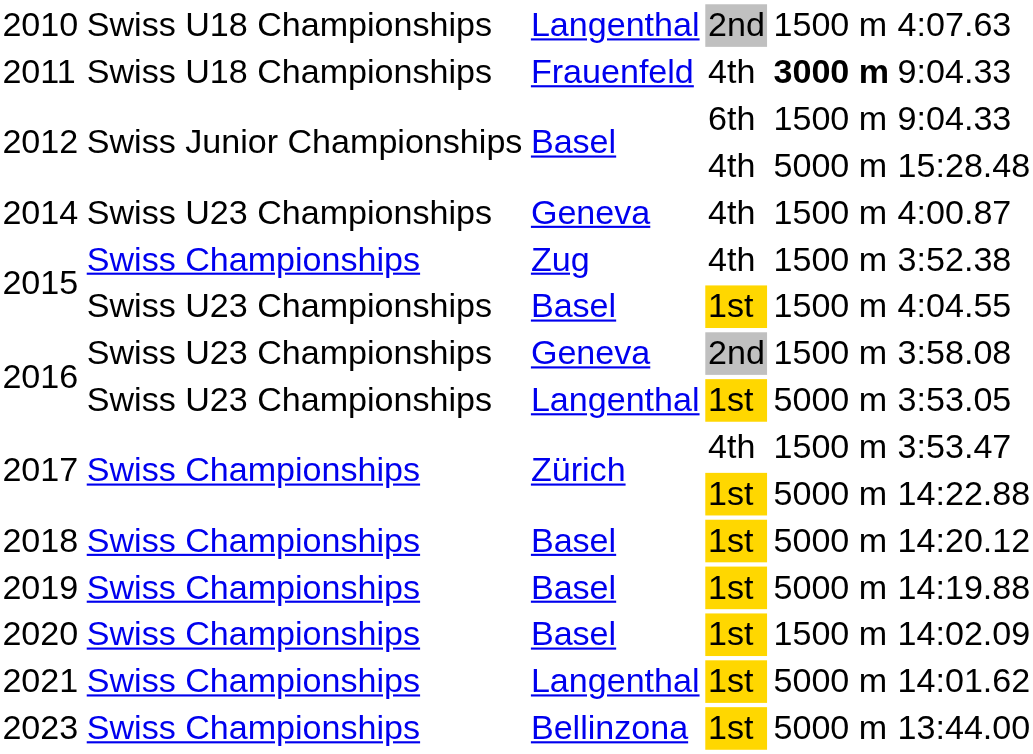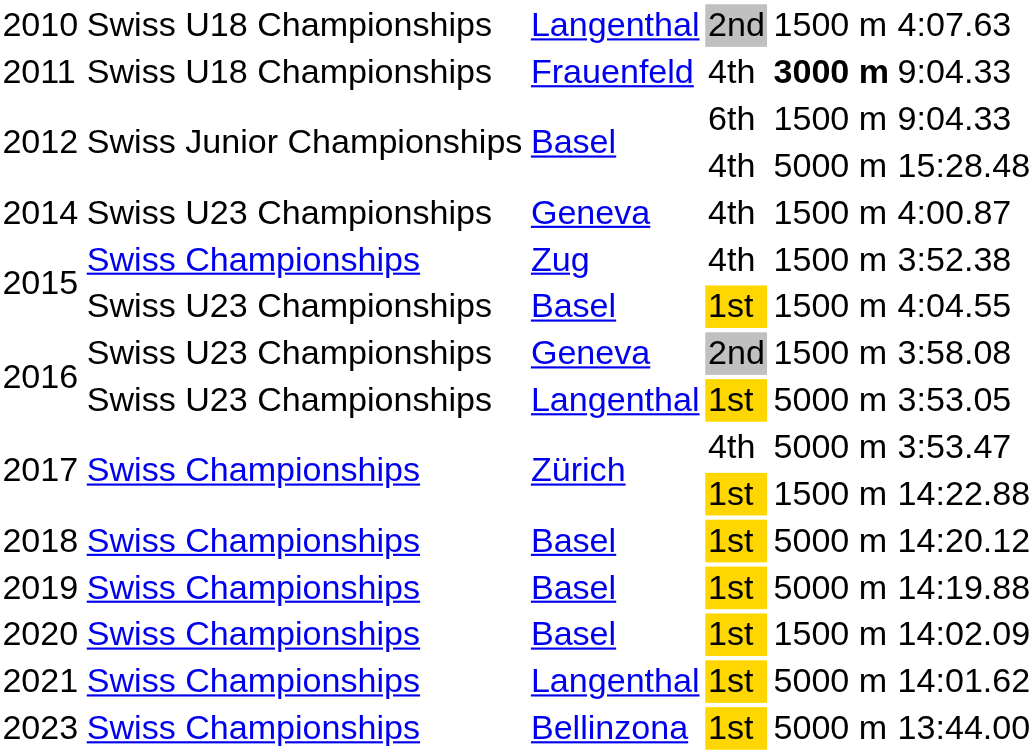(830, 446) 1500 m -> (830, 446) 5000 m
(830, 493) 5000 m -> (830, 493) 1500 m
